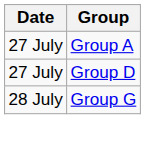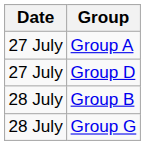+ row: (103, 99)
